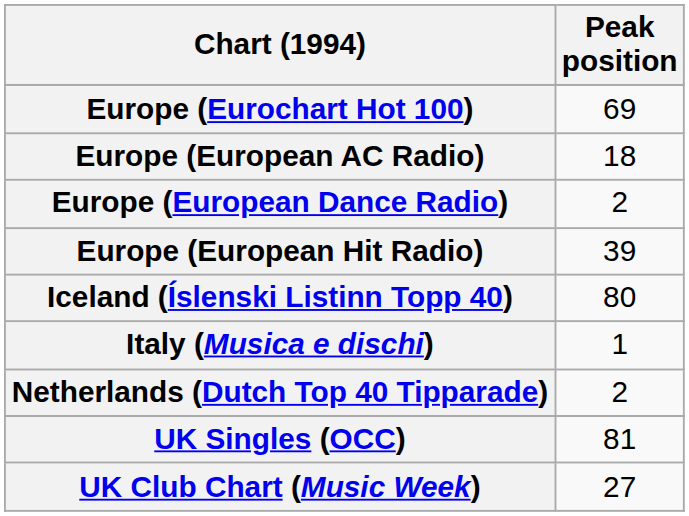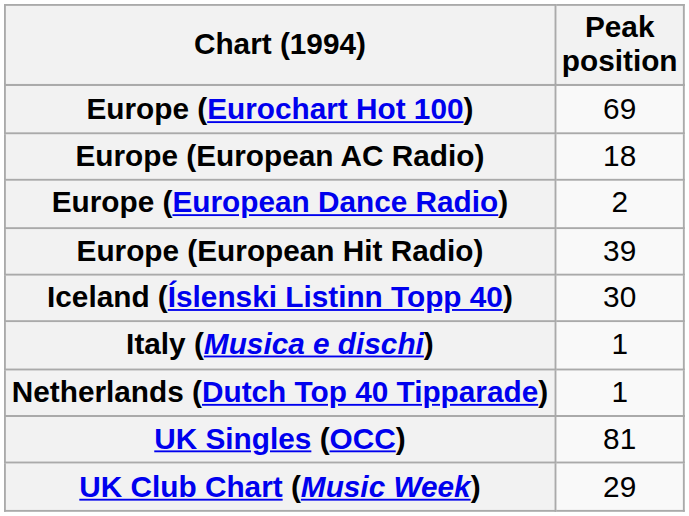(620, 297) 80 -> (620, 297) 30
(620, 391) 2 -> (620, 391) 1
(620, 486) 27 -> (620, 486) 29
